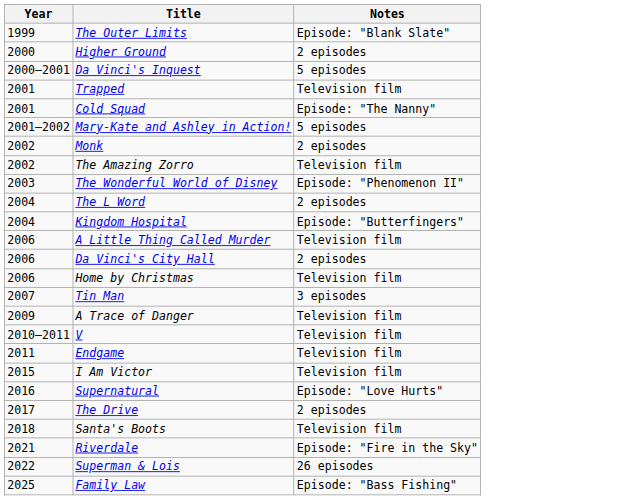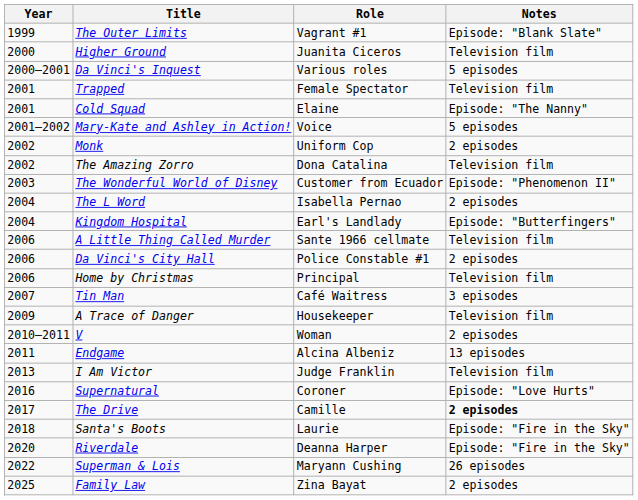+ column: (370, 14)
(332, 52) 2 episodes -> (501, 52) Television film
(349, 334) Television film -> (484, 334) 2 episodes
(349, 353) Television film -> (487, 353) 13 episodes
(21, 372) 2015 -> (21, 372) 2013
(332, 410) normal -> (484, 410) bold
(349, 429) Television film -> (539, 429) Episode: "Fire in the Sky"
(21, 448) 2021 -> (21, 448) 2020
(377, 485) Episode: "Bass Fishing" -> (484, 485) 2 episodes
